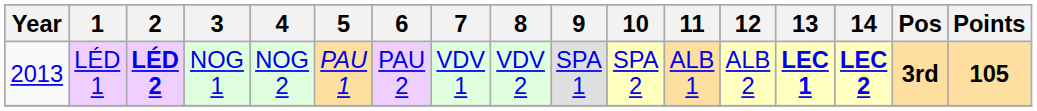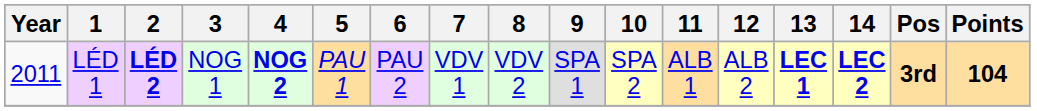(37, 73) 2013 -> (36, 73) 2011
(282, 73) normal -> (280, 73) bold
(989, 73) 105 -> (988, 73) 104
